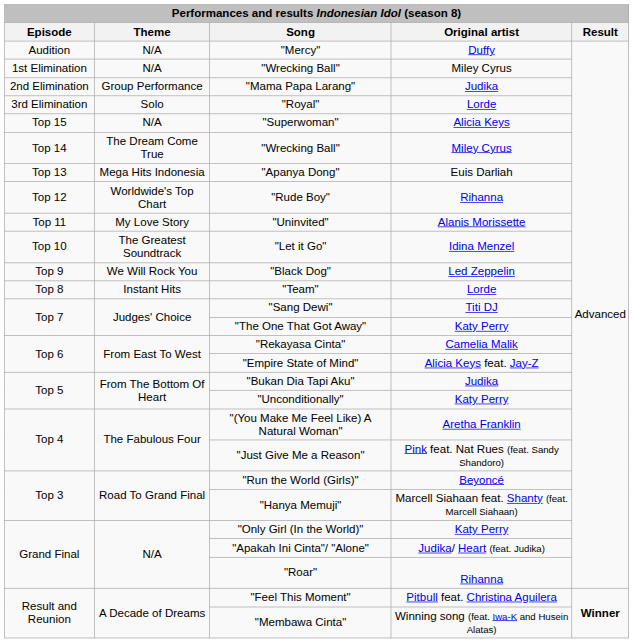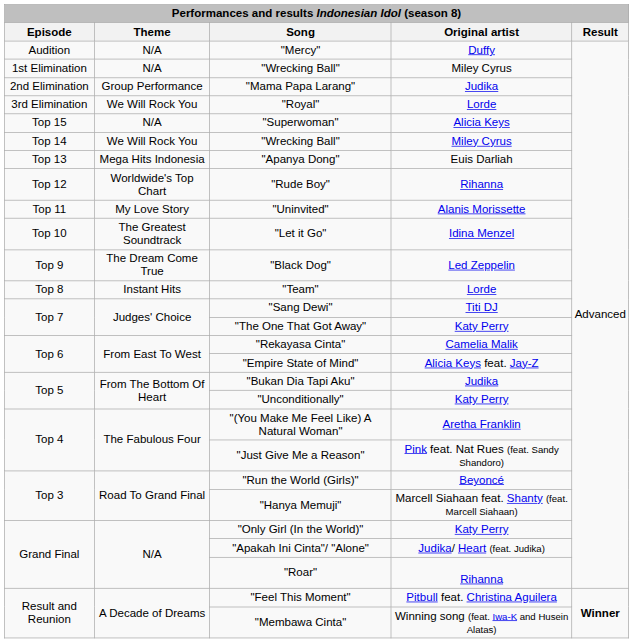(152, 104) Solo -> (152, 104) We Will Rock You
(152, 148) The Dream Come True -> (152, 141) We Will Rock You
(152, 271) We Will Rock You -> (152, 265) The Dream Come True
